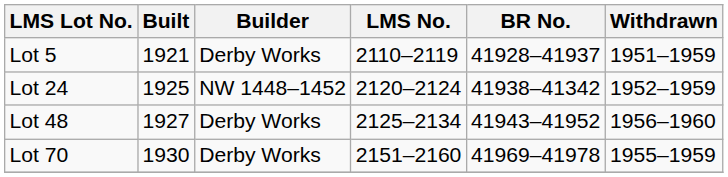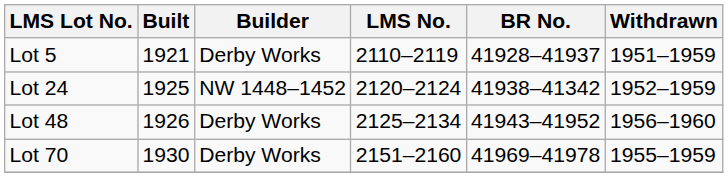(166, 121) 1927 -> (166, 121) 1926
